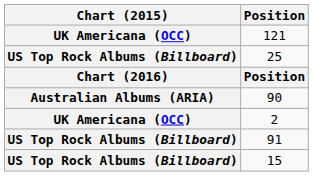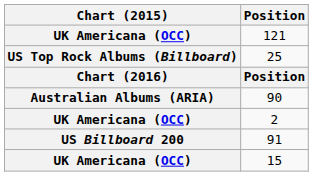(123, 139) US Top Rock Albums (Billboard) -> (123, 139) US Billboard 200
(123, 160) US Top Rock Albums (Billboard) -> (123, 160) UK Americana (OCC)
